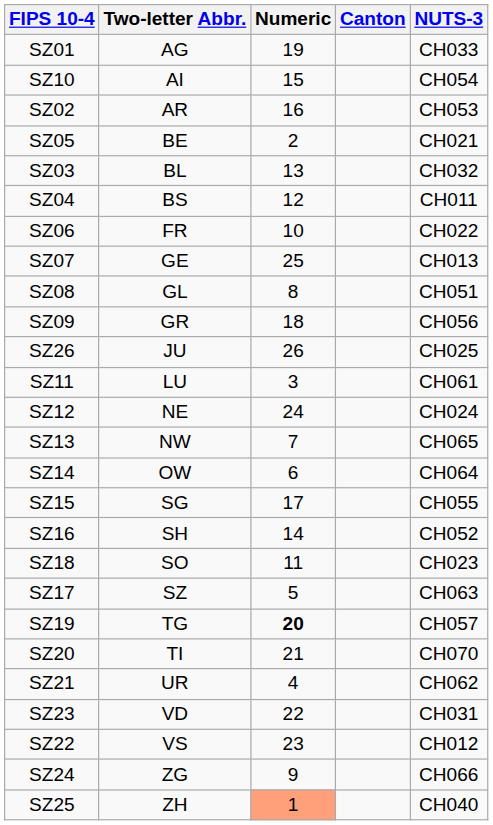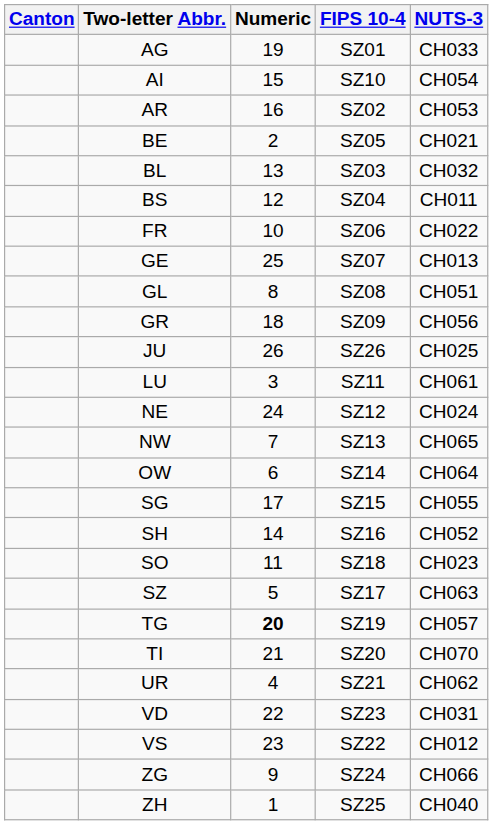columns swapped: (373, 19) <-> (52, 19)
(293, 804) lightsalmon background -> (273, 804) no background
